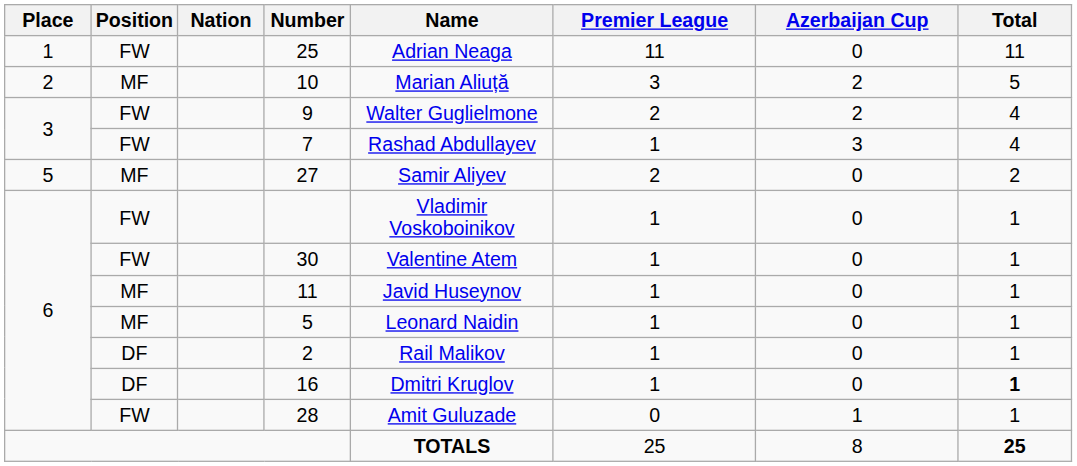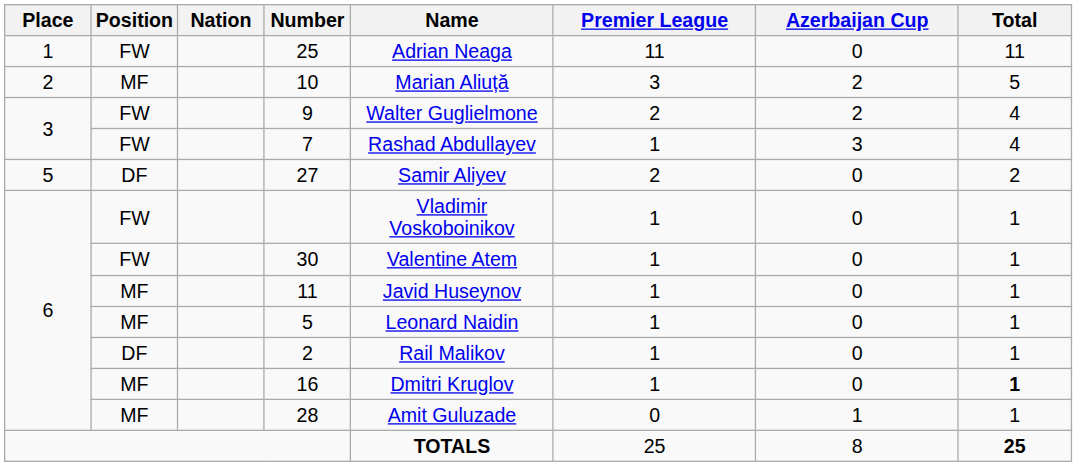(134, 176) MF -> (134, 176) DF
(134, 384) DF -> (134, 384) MF
(134, 415) FW -> (134, 415) MF
